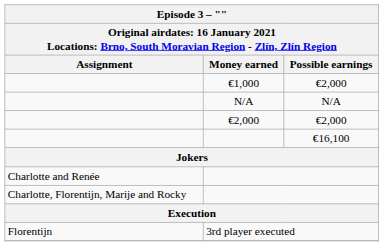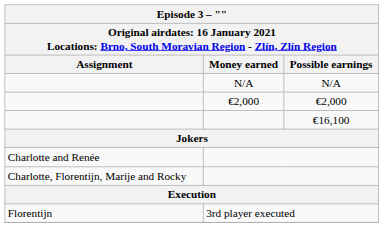- row: (104, 83)
